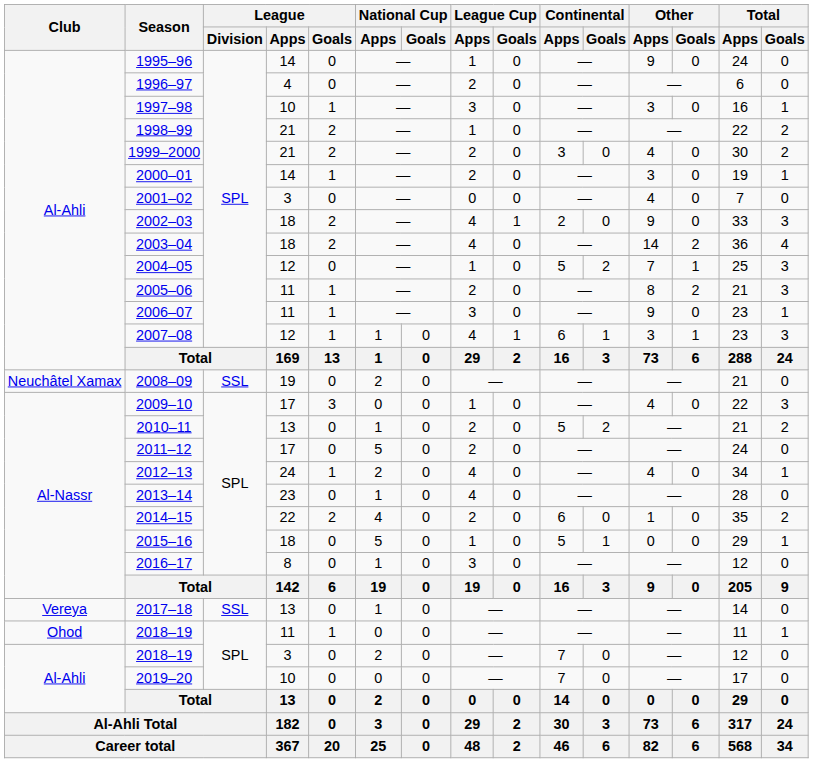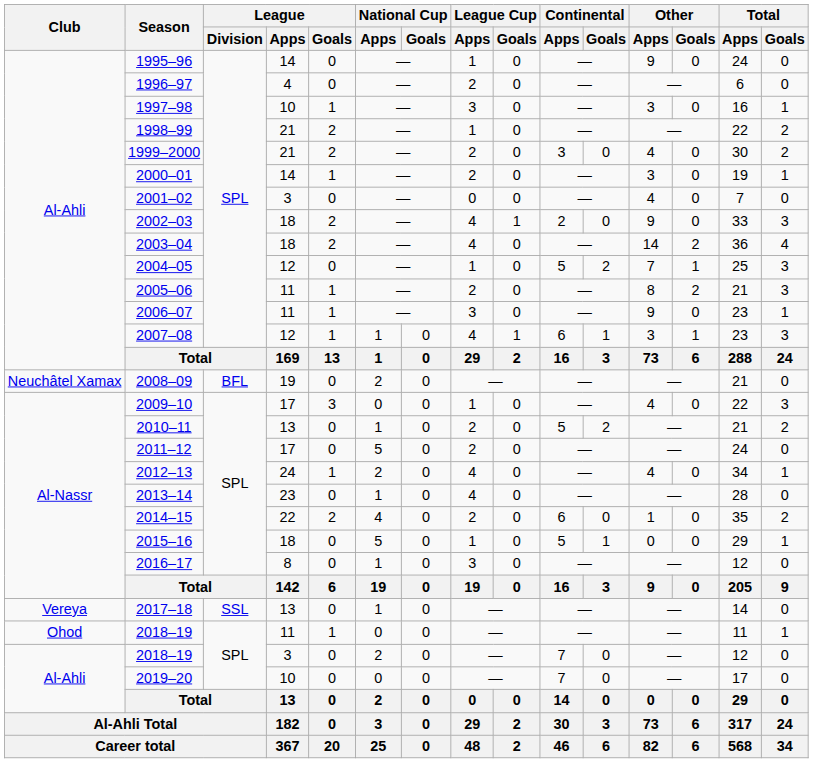(235, 381) SSL -> (235, 381) BFL
